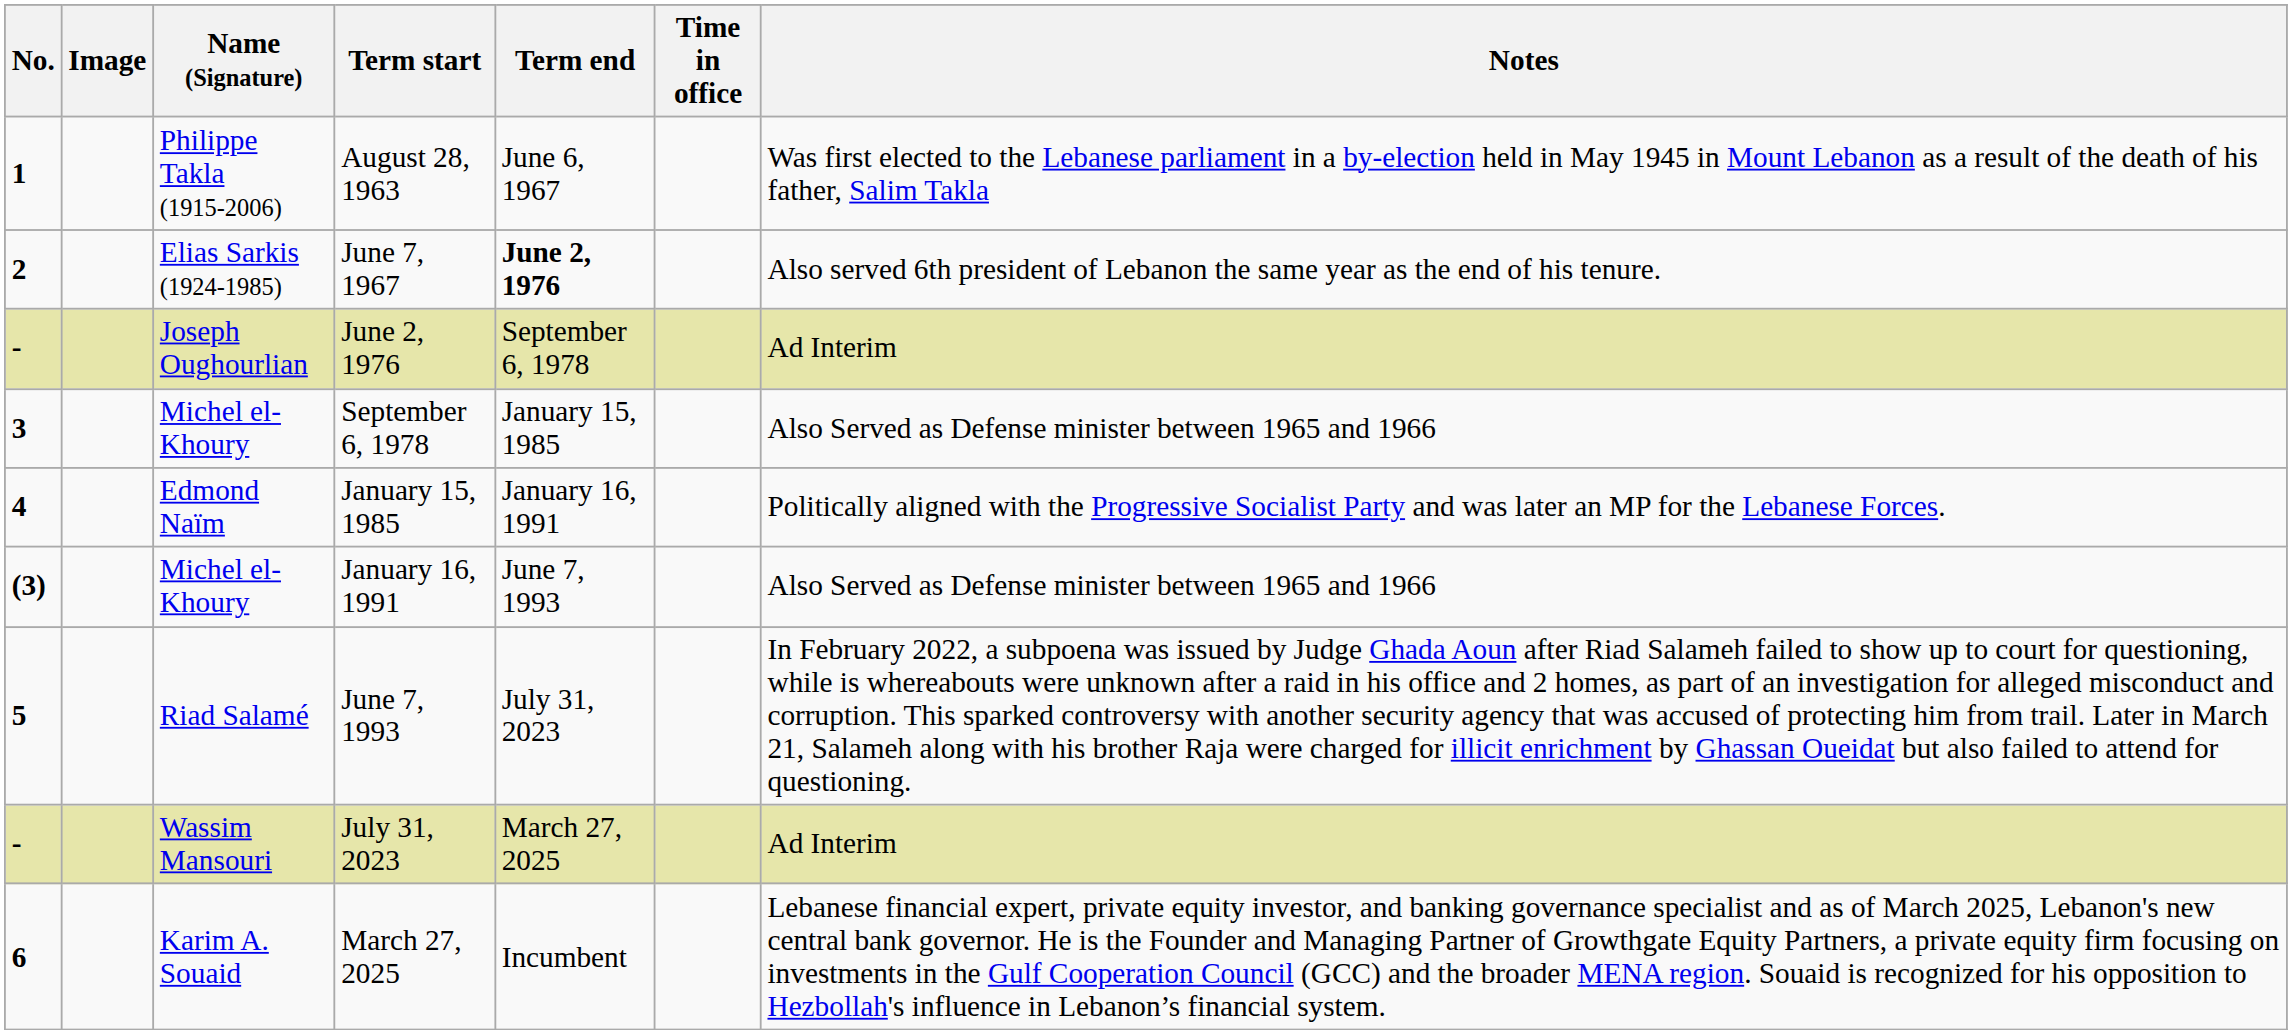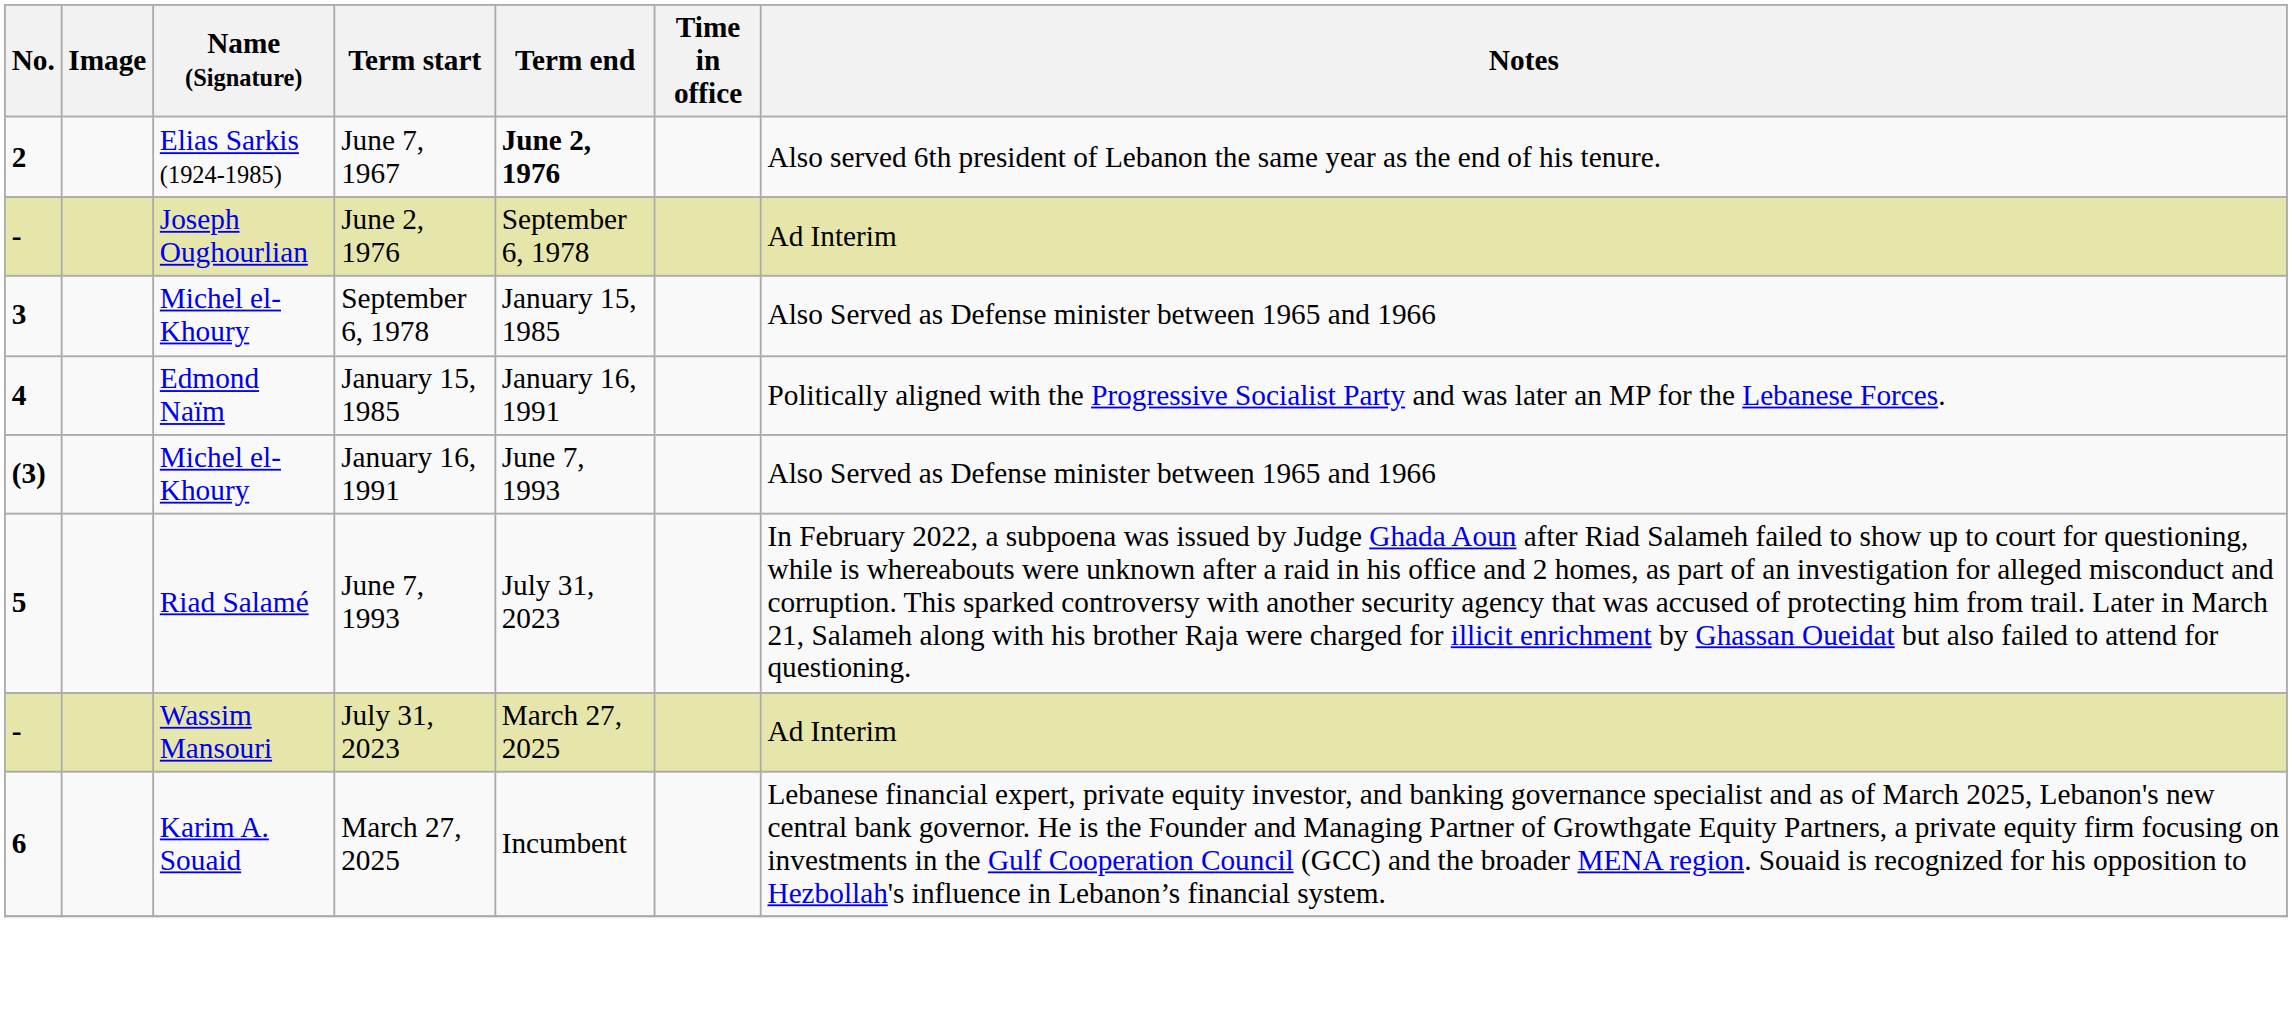- row: (405, 172)
